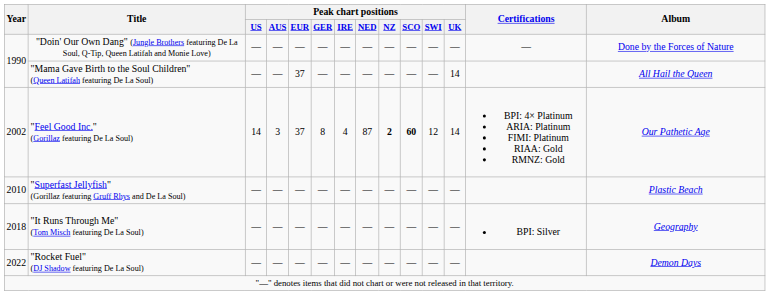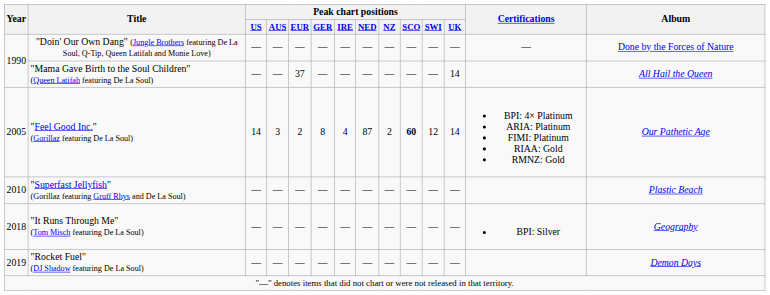(16, 132) 2002 -> (16, 132) 2005
(300, 132) 37 -> (300, 132) 2
(389, 132) bold -> (389, 132) normal
(16, 262) 2022 -> (16, 262) 2019
